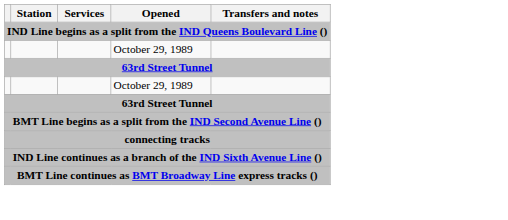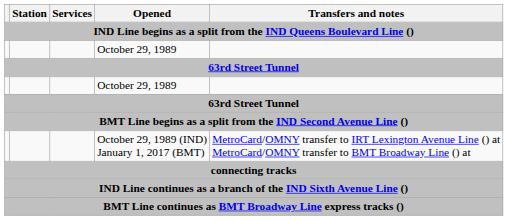+ row: (7, 146)
